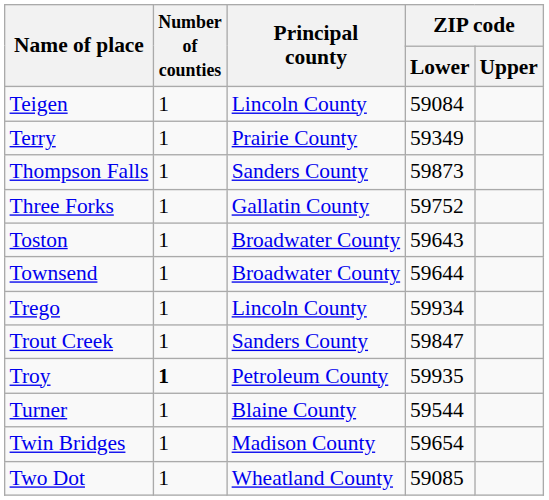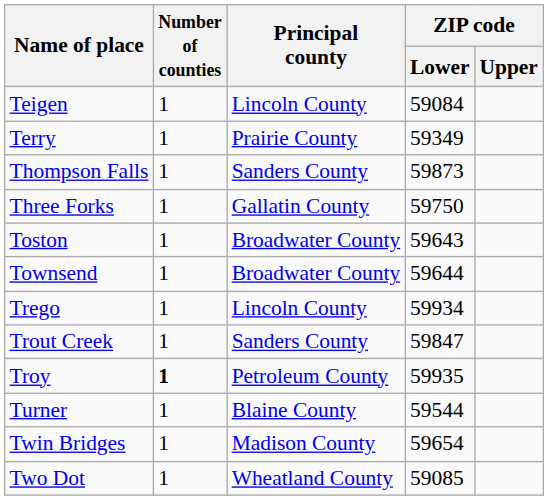(437, 205) 59752 -> (437, 205) 59750
